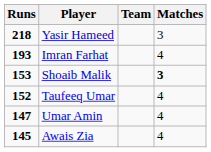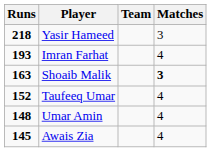(22, 75) 153 -> (22, 75) 163
(22, 116) 147 -> (22, 116) 148
